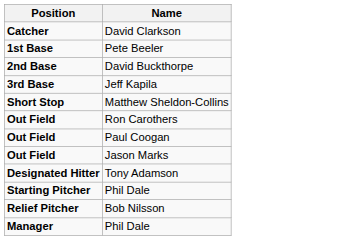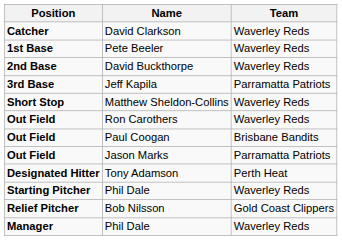+ column: (284, 13)
